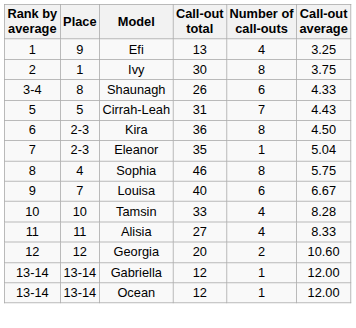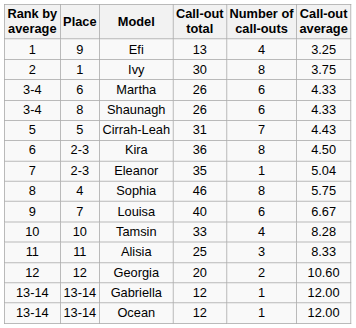+ row: (136, 89)
(200, 232) 27 -> (200, 252) 25
(261, 232) 4 -> (261, 252) 3
